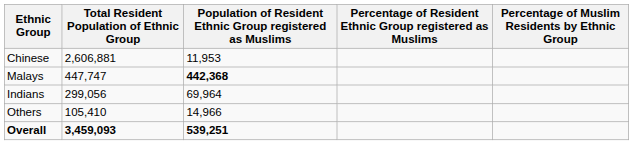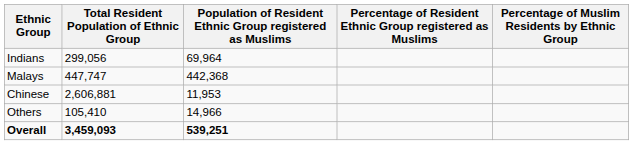rows swapped: (28, 57) <-> (26, 94)
(207, 76) bold -> (207, 76) normal
